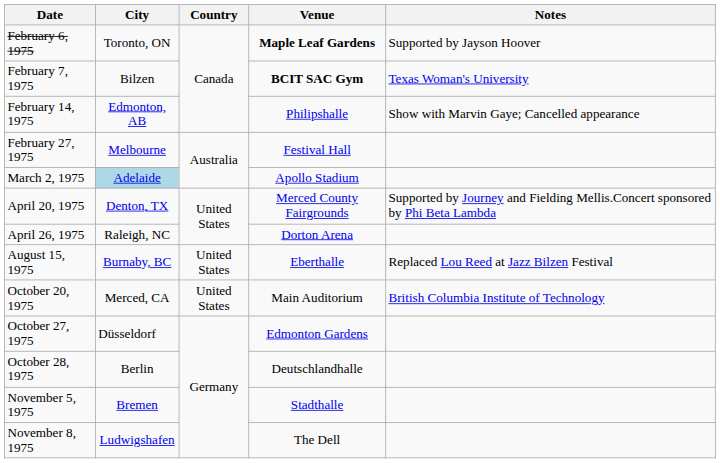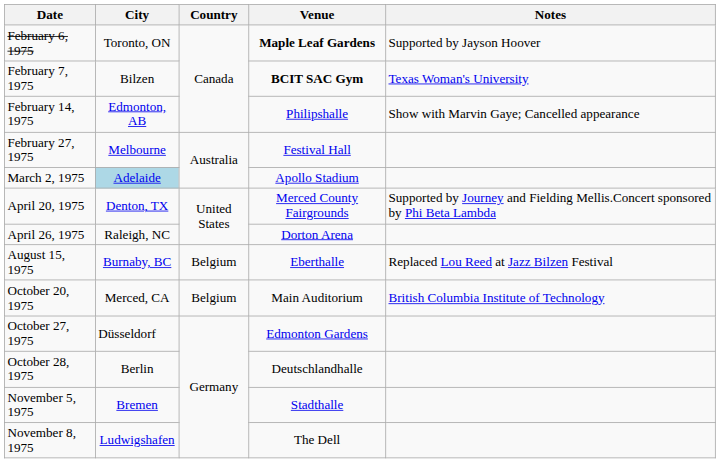(214, 262) United States -> (214, 262) Belgium
(214, 298) United States -> (214, 298) Belgium
